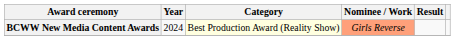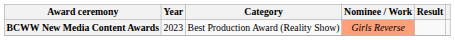(173, 27) 2024 -> (173, 27) 2023
(264, 27) lightyellow background -> (264, 27) no background
